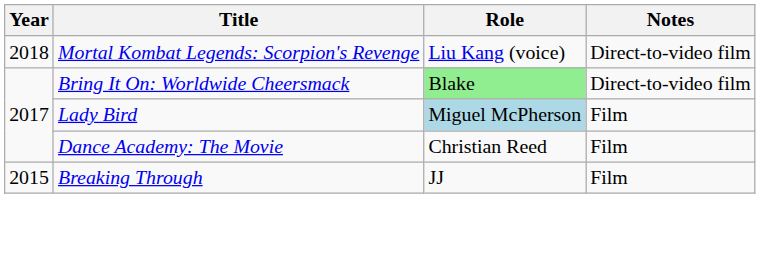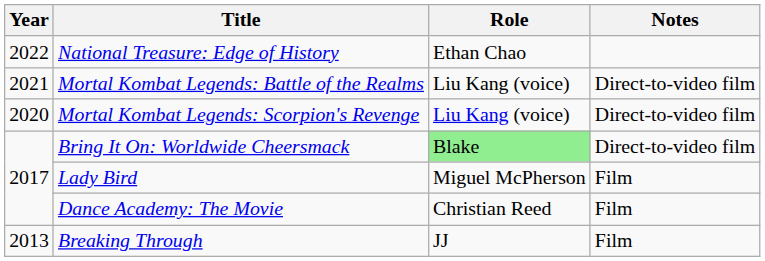+ row: (198, 51)
+ row: (241, 83)
(29, 51) 2018 -> (29, 114) 2020
(505, 114) lightblue background -> (509, 177) no background
(29, 177) 2015 -> (29, 240) 2013
